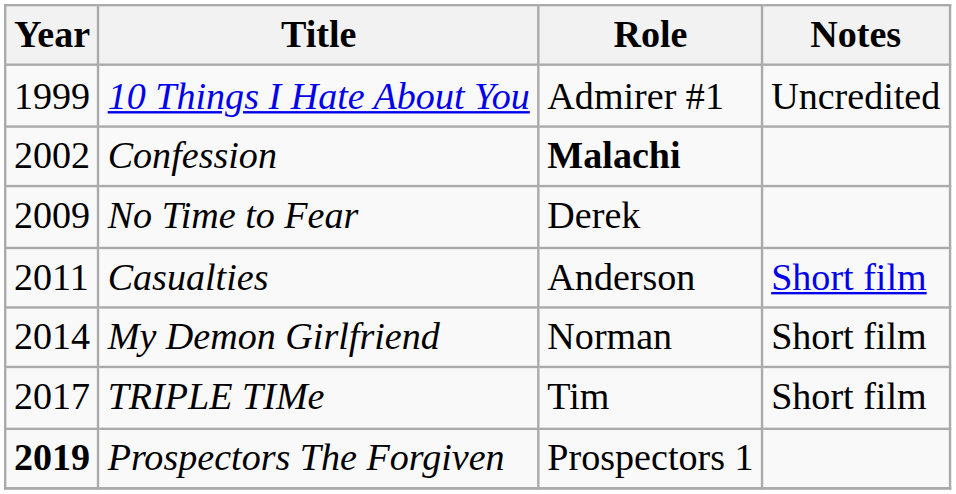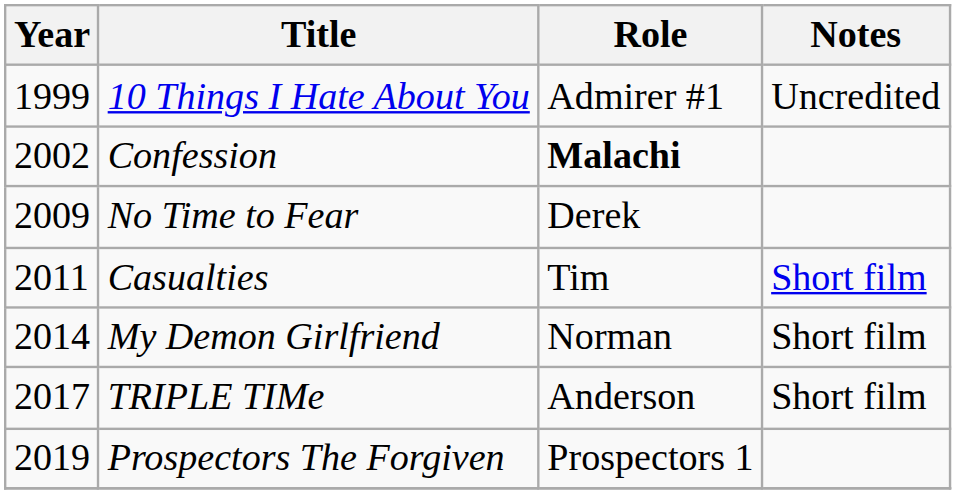(621, 276) Anderson -> (578, 276) Tim
(578, 397) Tim -> (621, 397) Anderson
(52, 457) bold -> (52, 457) normal
